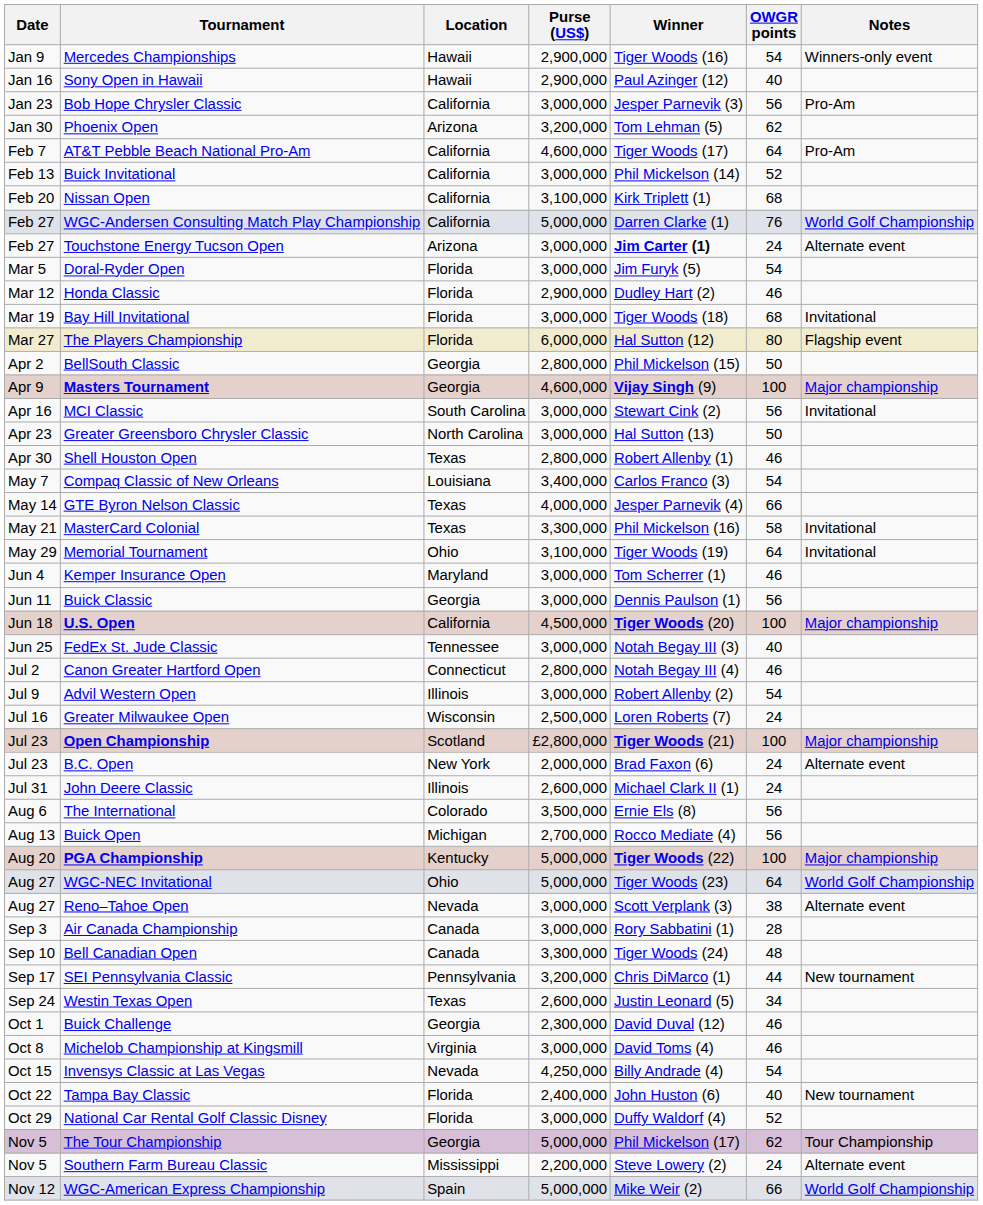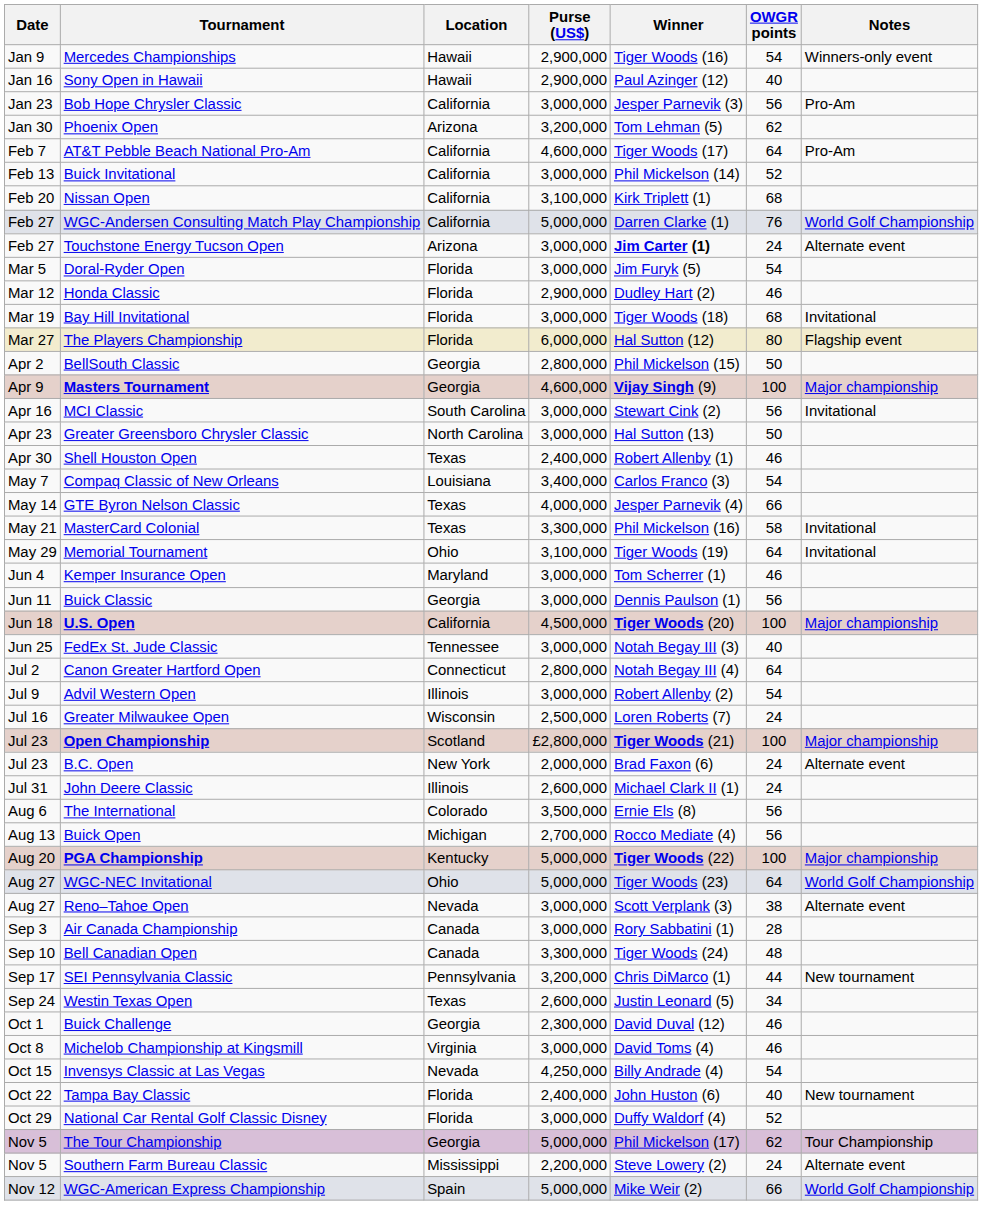(574, 458) 2,800,000 -> (574, 458) 2,400,000
(774, 670) 46 -> (774, 670) 64
